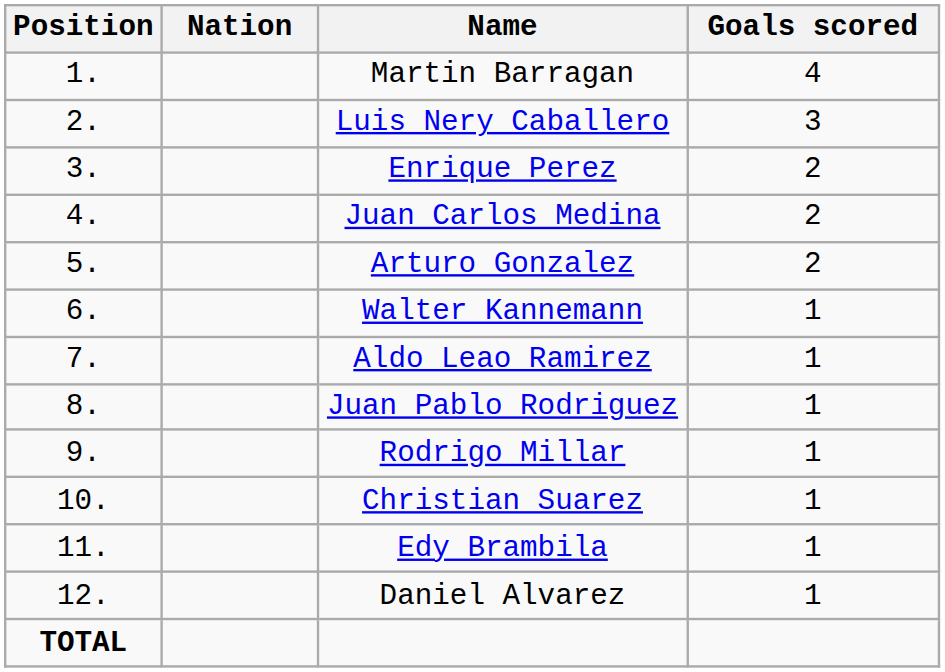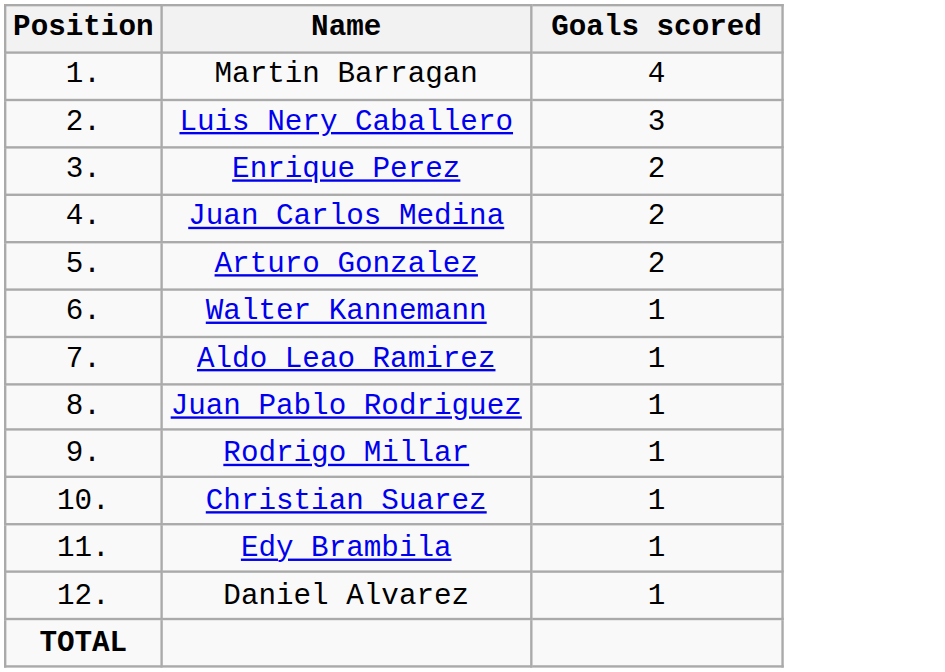- column: (240, 29)
